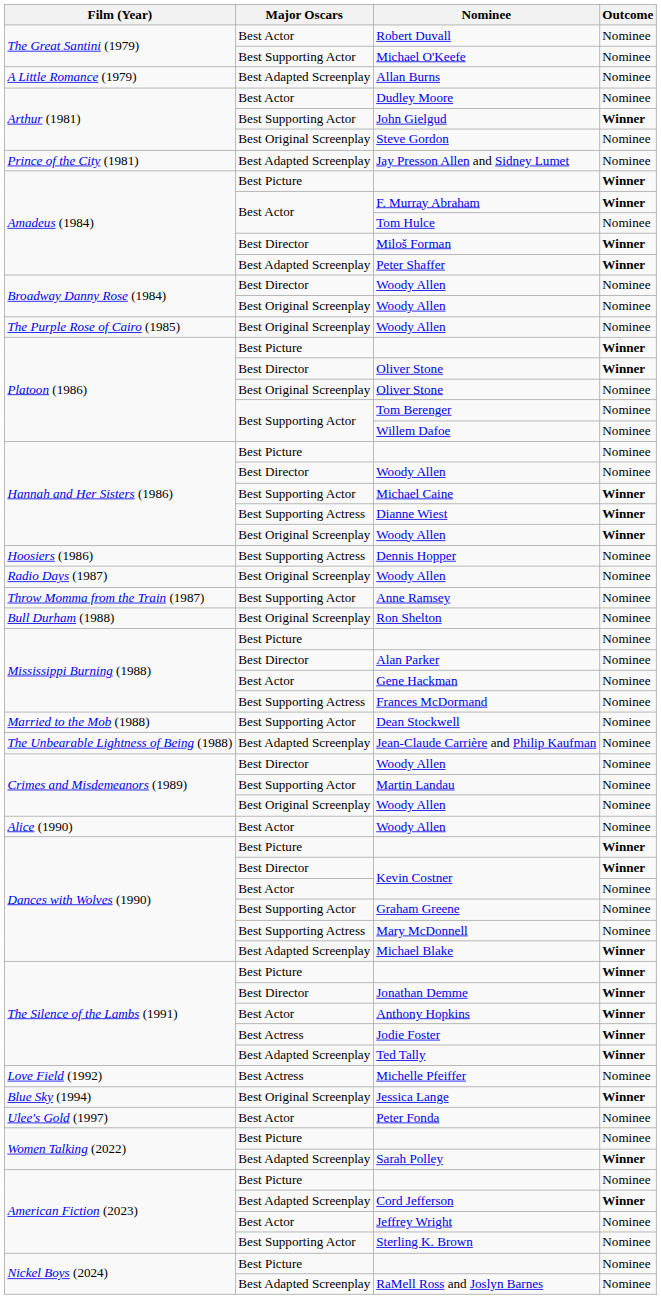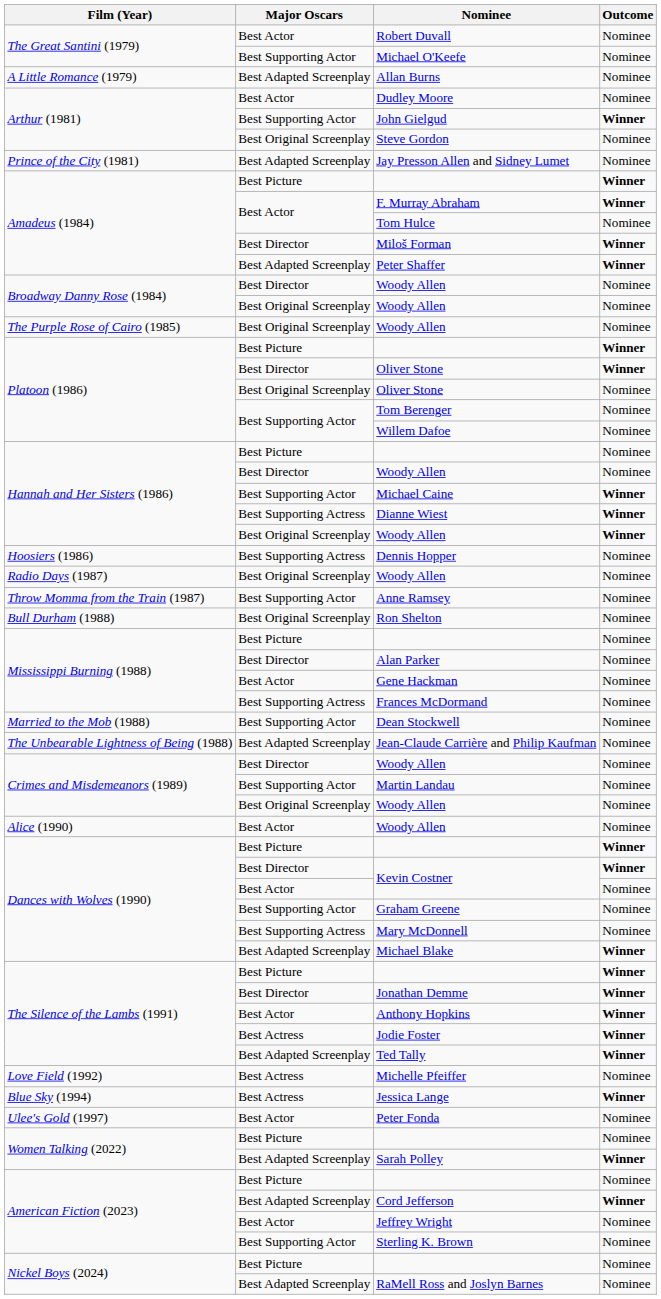(304, 1096) Best Original Screenplay -> (271, 1096) Best Actress
